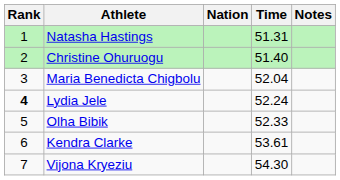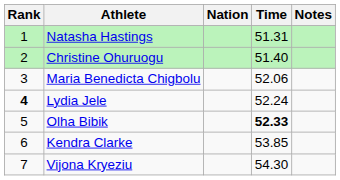(272, 79) 52.04 -> (272, 79) 52.06
(272, 121) normal -> (272, 121) bold
(272, 143) 53.61 -> (272, 143) 53.85
